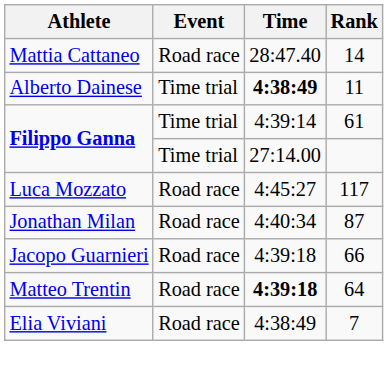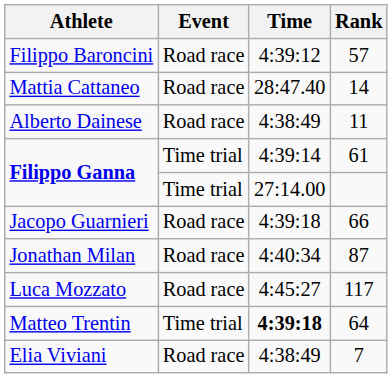+ row: (81, 55)
(198, 88) Time trial -> (204, 122) Road race
(285, 88) bold -> (290, 122) normal
rows swapped: (79, 256) <-> (68, 189)
(199, 289) Road race -> (203, 323) Time trial
